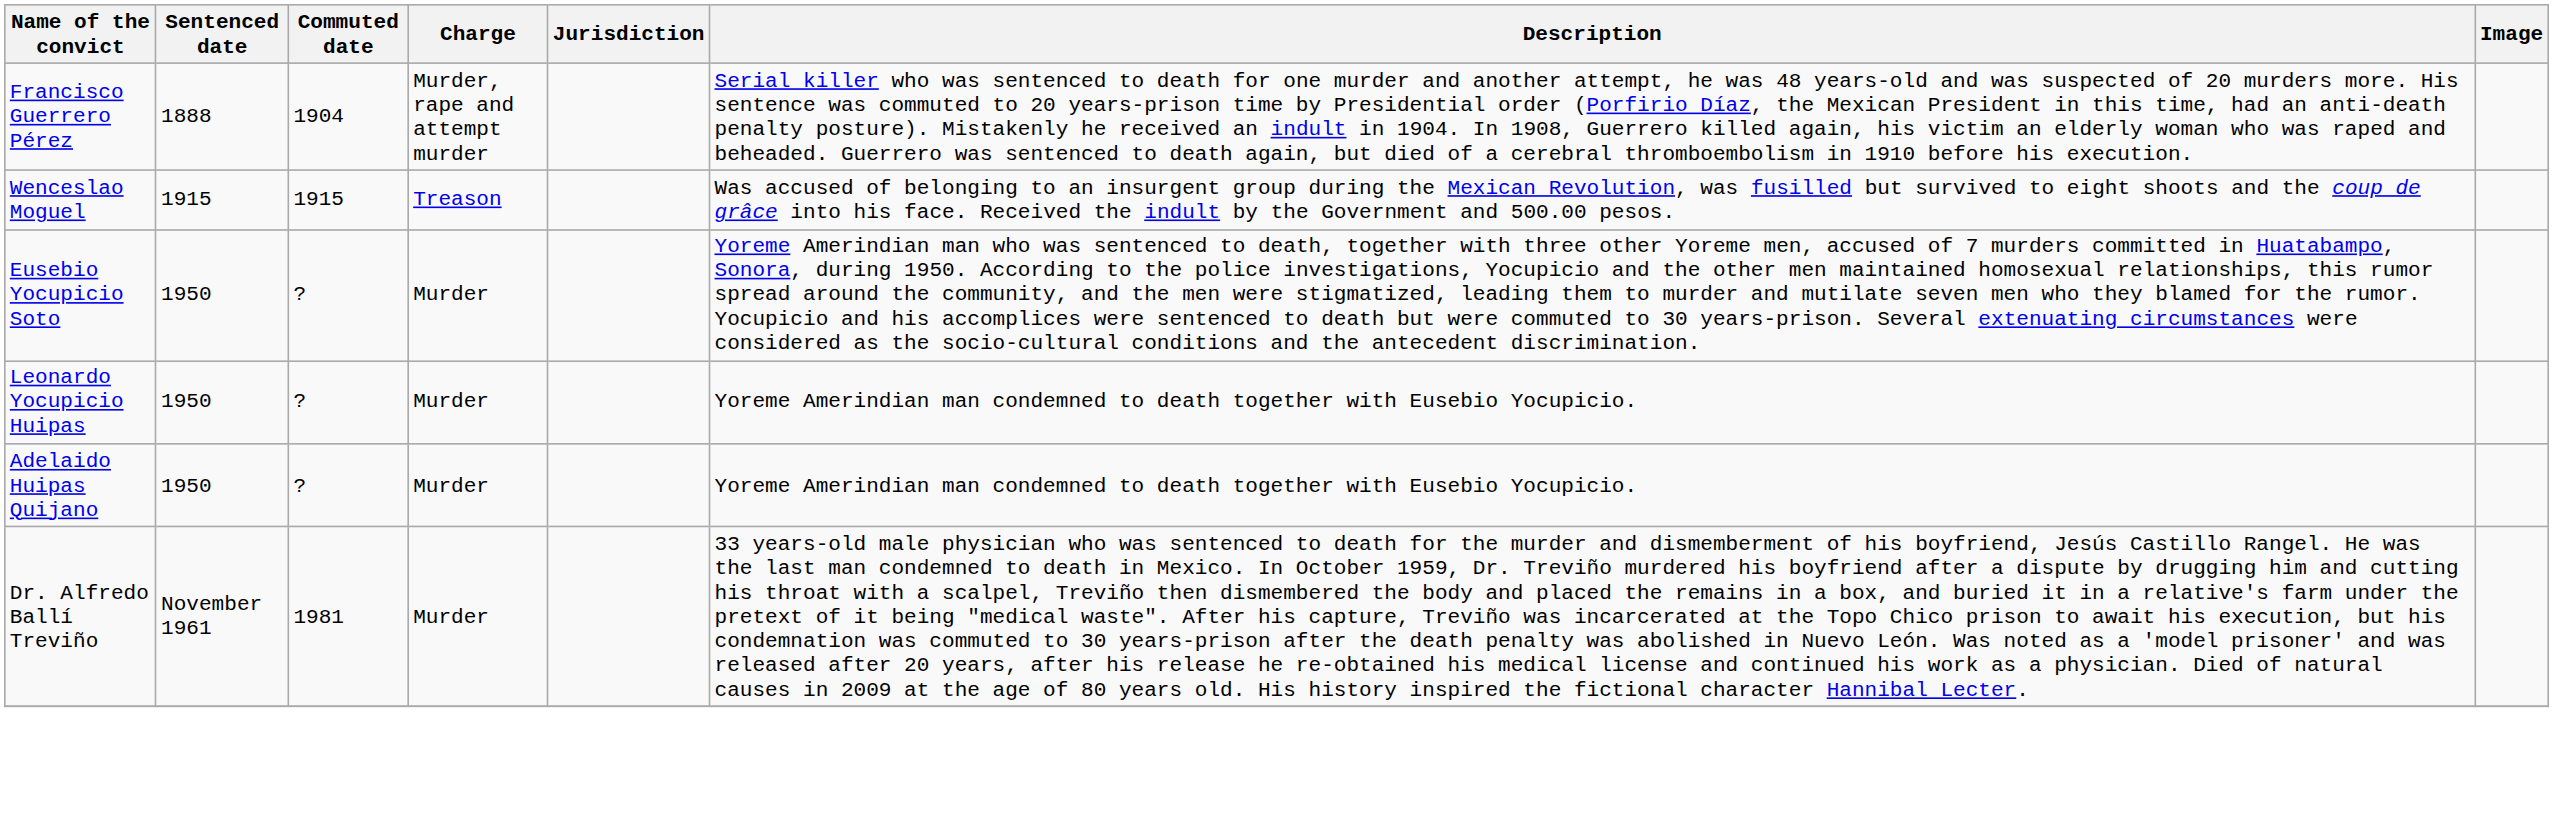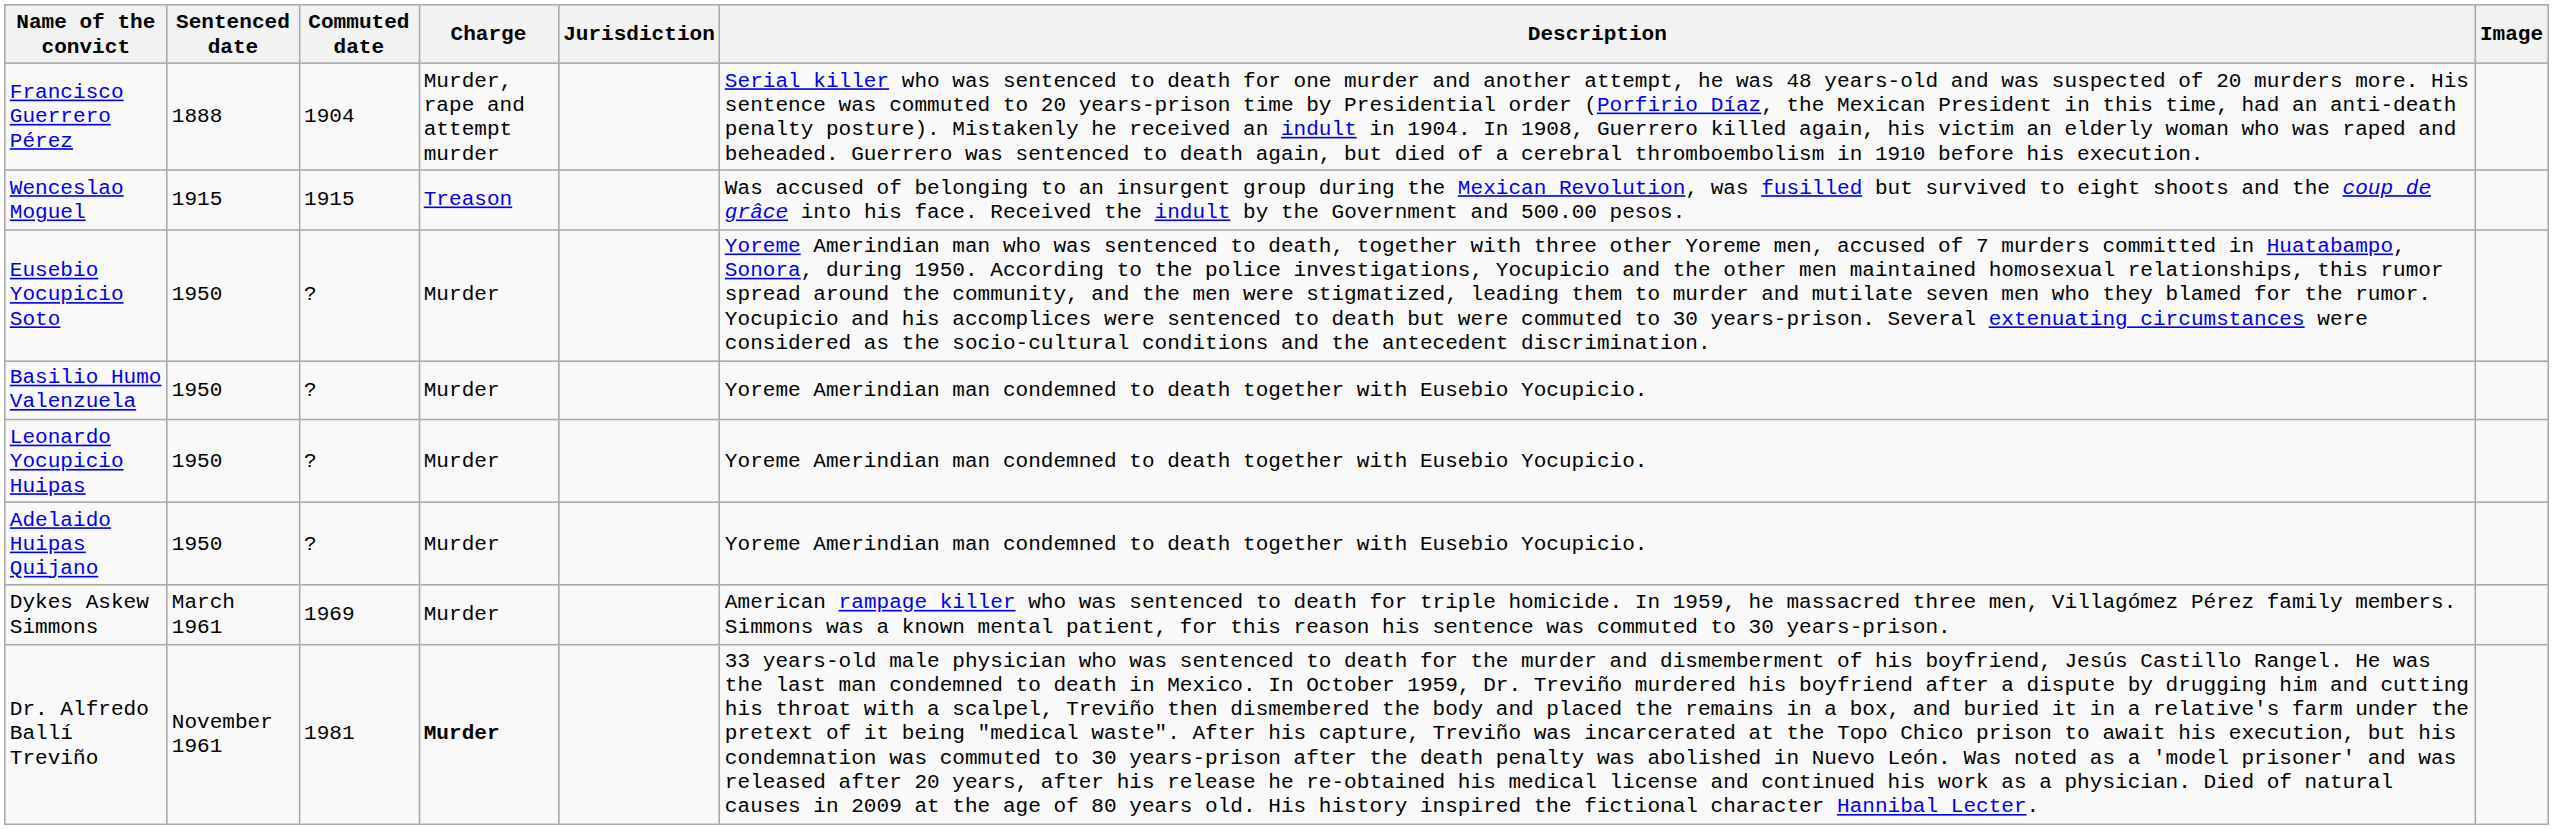+ row: (86, 390)
+ row: (79, 615)
(451, 617) normal -> (462, 734) bold
